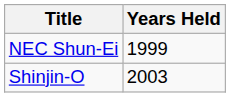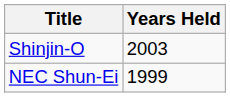rows swapped: (64, 48) <-> (47, 77)
